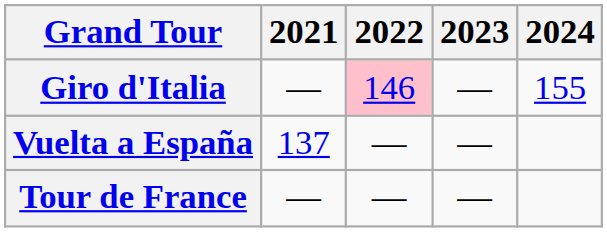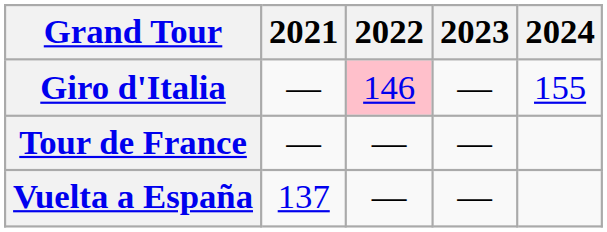rows swapped: (133, 197) <-> (133, 142)
